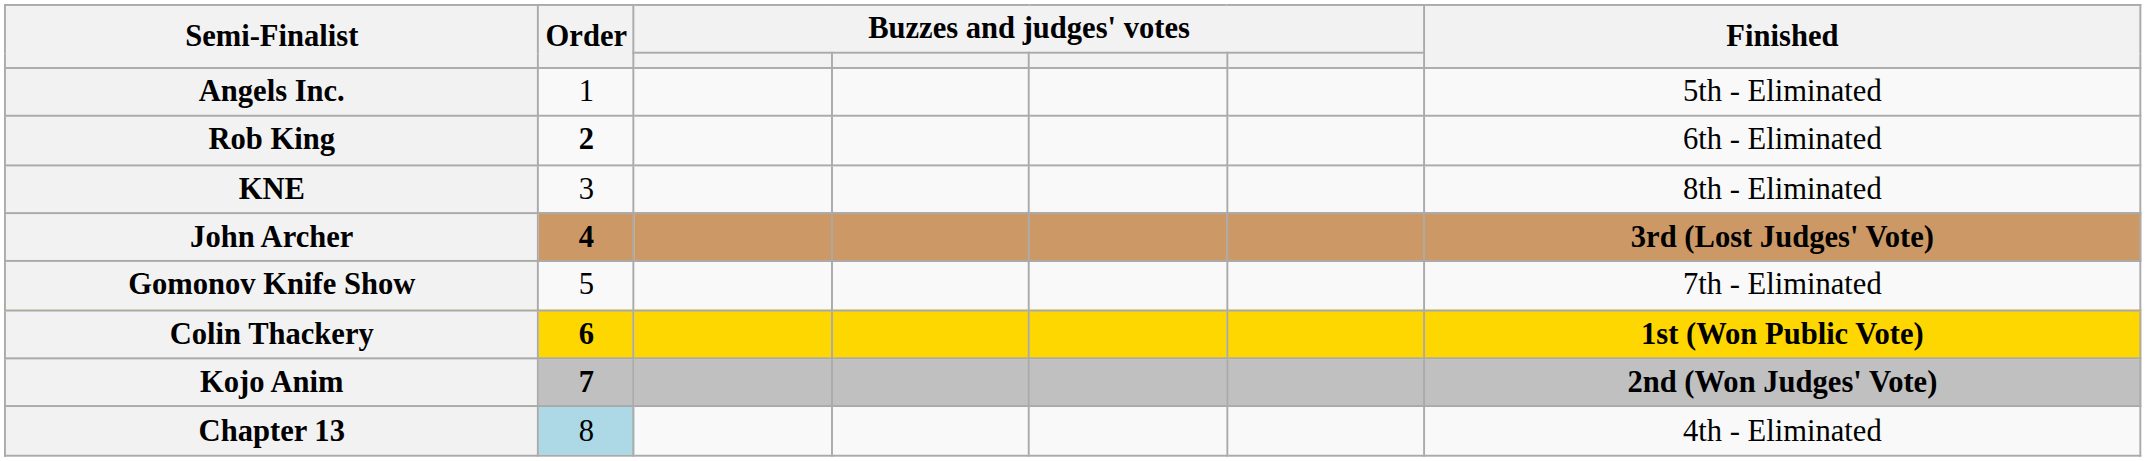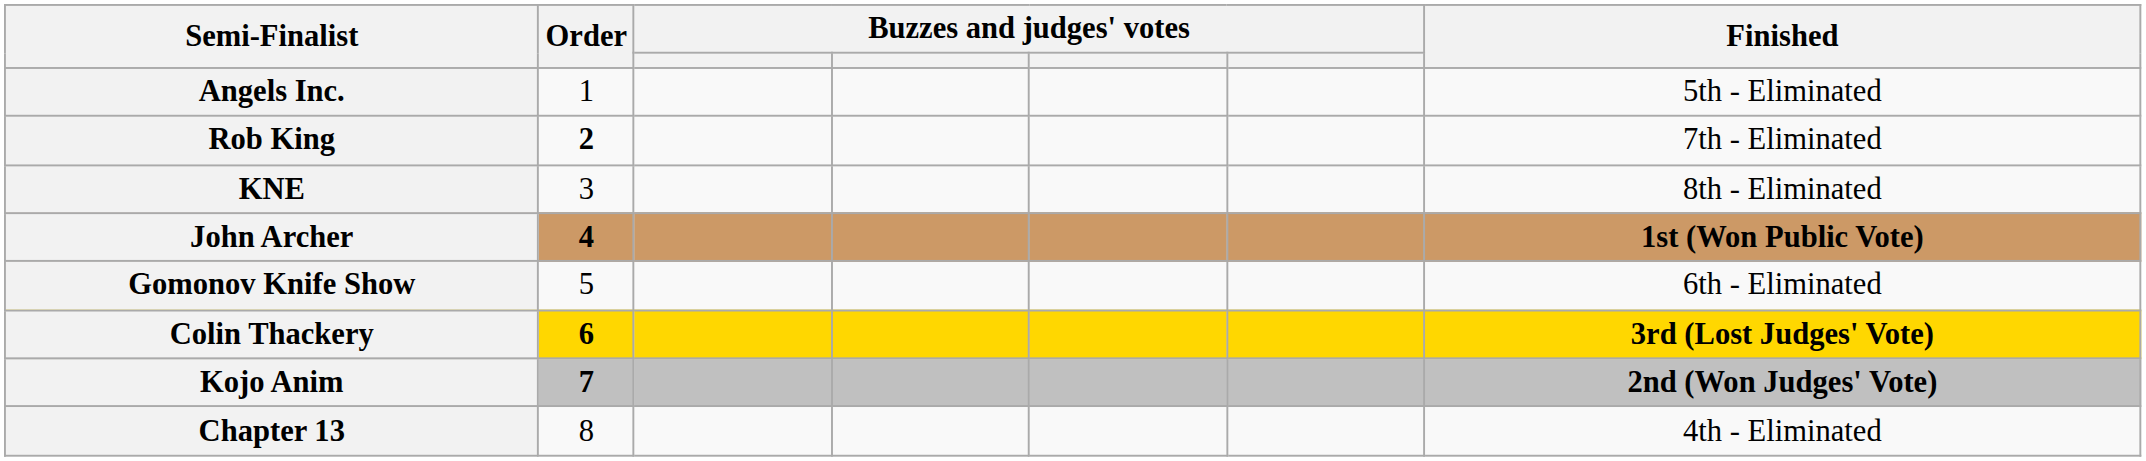(1782, 139) 6th - Eliminated -> (1782, 139) 7th - Eliminated
(1782, 236) 3rd (Lost Judges' Vote) -> (1782, 236) 1st (Won Public Vote)
(1782, 285) 7th - Eliminated -> (1782, 285) 6th - Eliminated
(1782, 333) 1st (Won Public Vote) -> (1782, 333) 3rd (Lost Judges' Vote)
(586, 430) lightblue background -> (586, 430) no background
